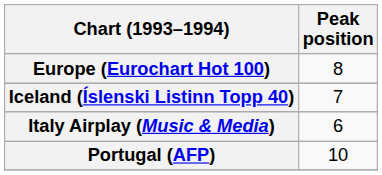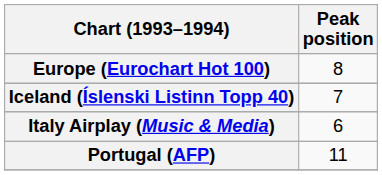(338, 155) 10 -> (338, 155) 11
